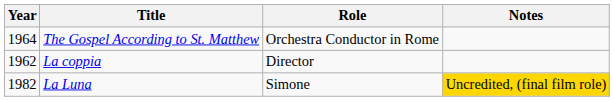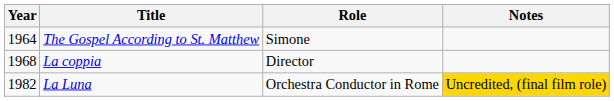(352, 38) Orchestra Conductor in Rome -> (288, 38) Simone
(22, 61) 1962 -> (22, 61) 1968
(288, 84) Simone -> (352, 84) Orchestra Conductor in Rome
